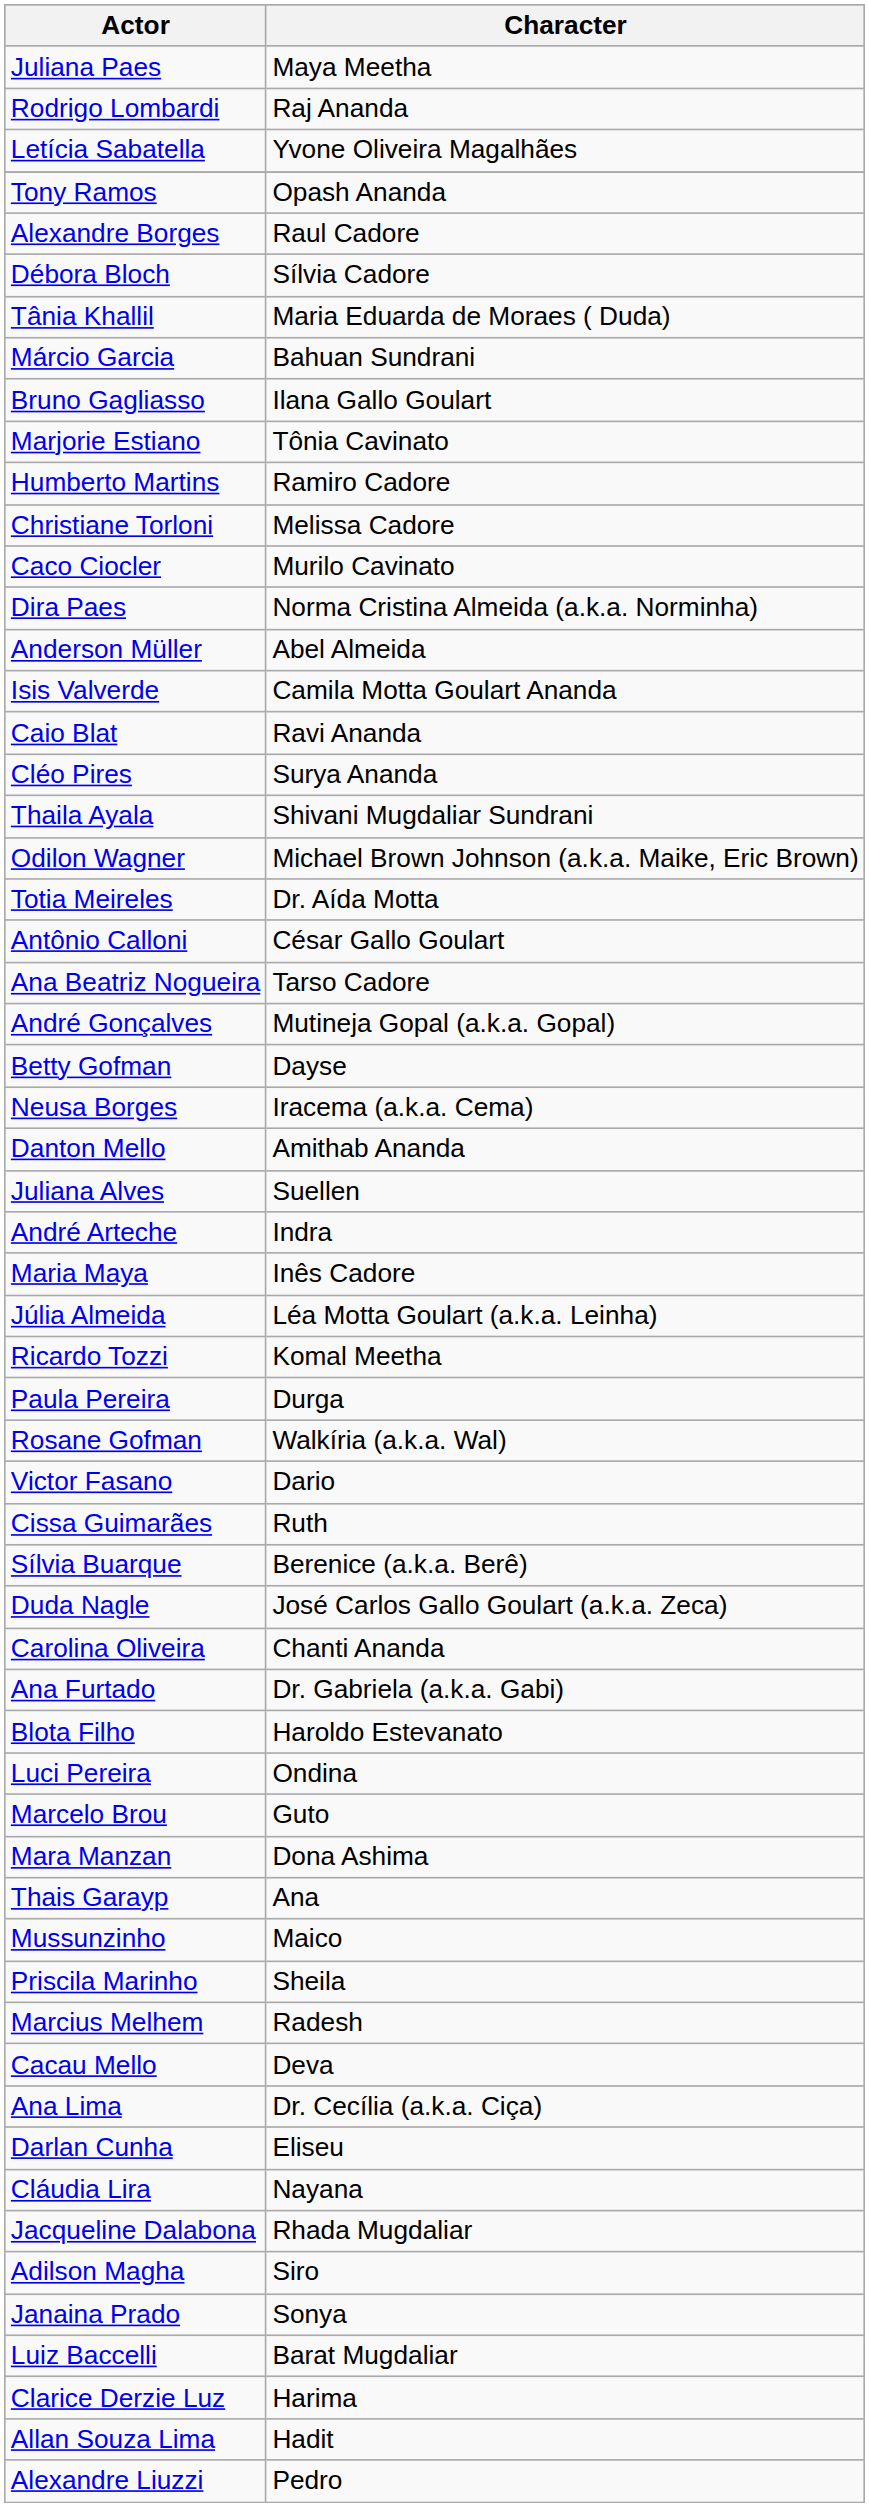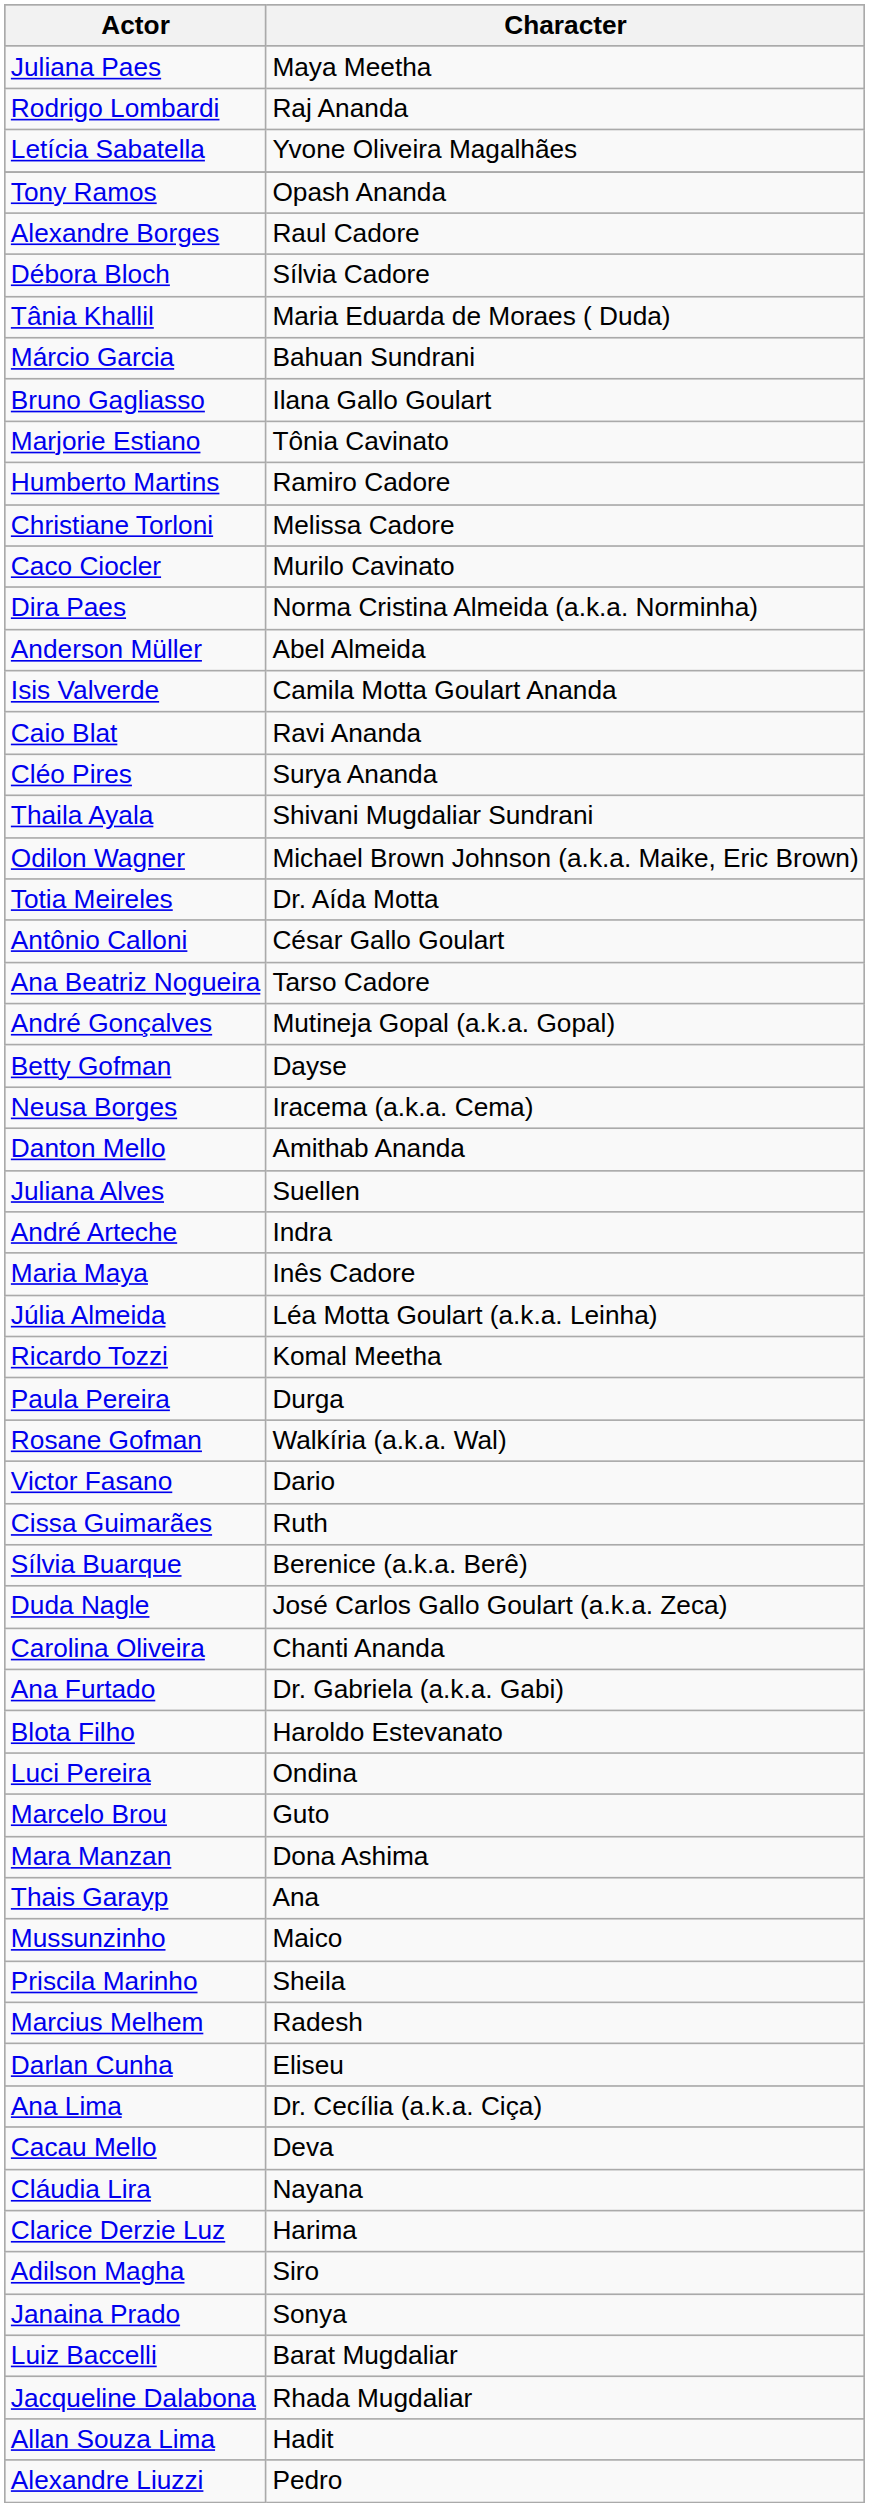rows swapped: (84, 2064) <-> (92, 2147)
rows swapped: (118, 2397) <-> (133, 2230)
